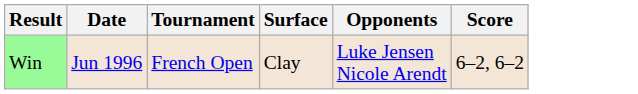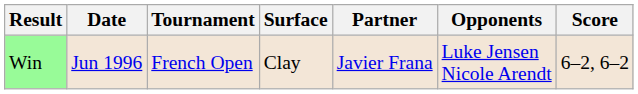+ column: (385, 19)
